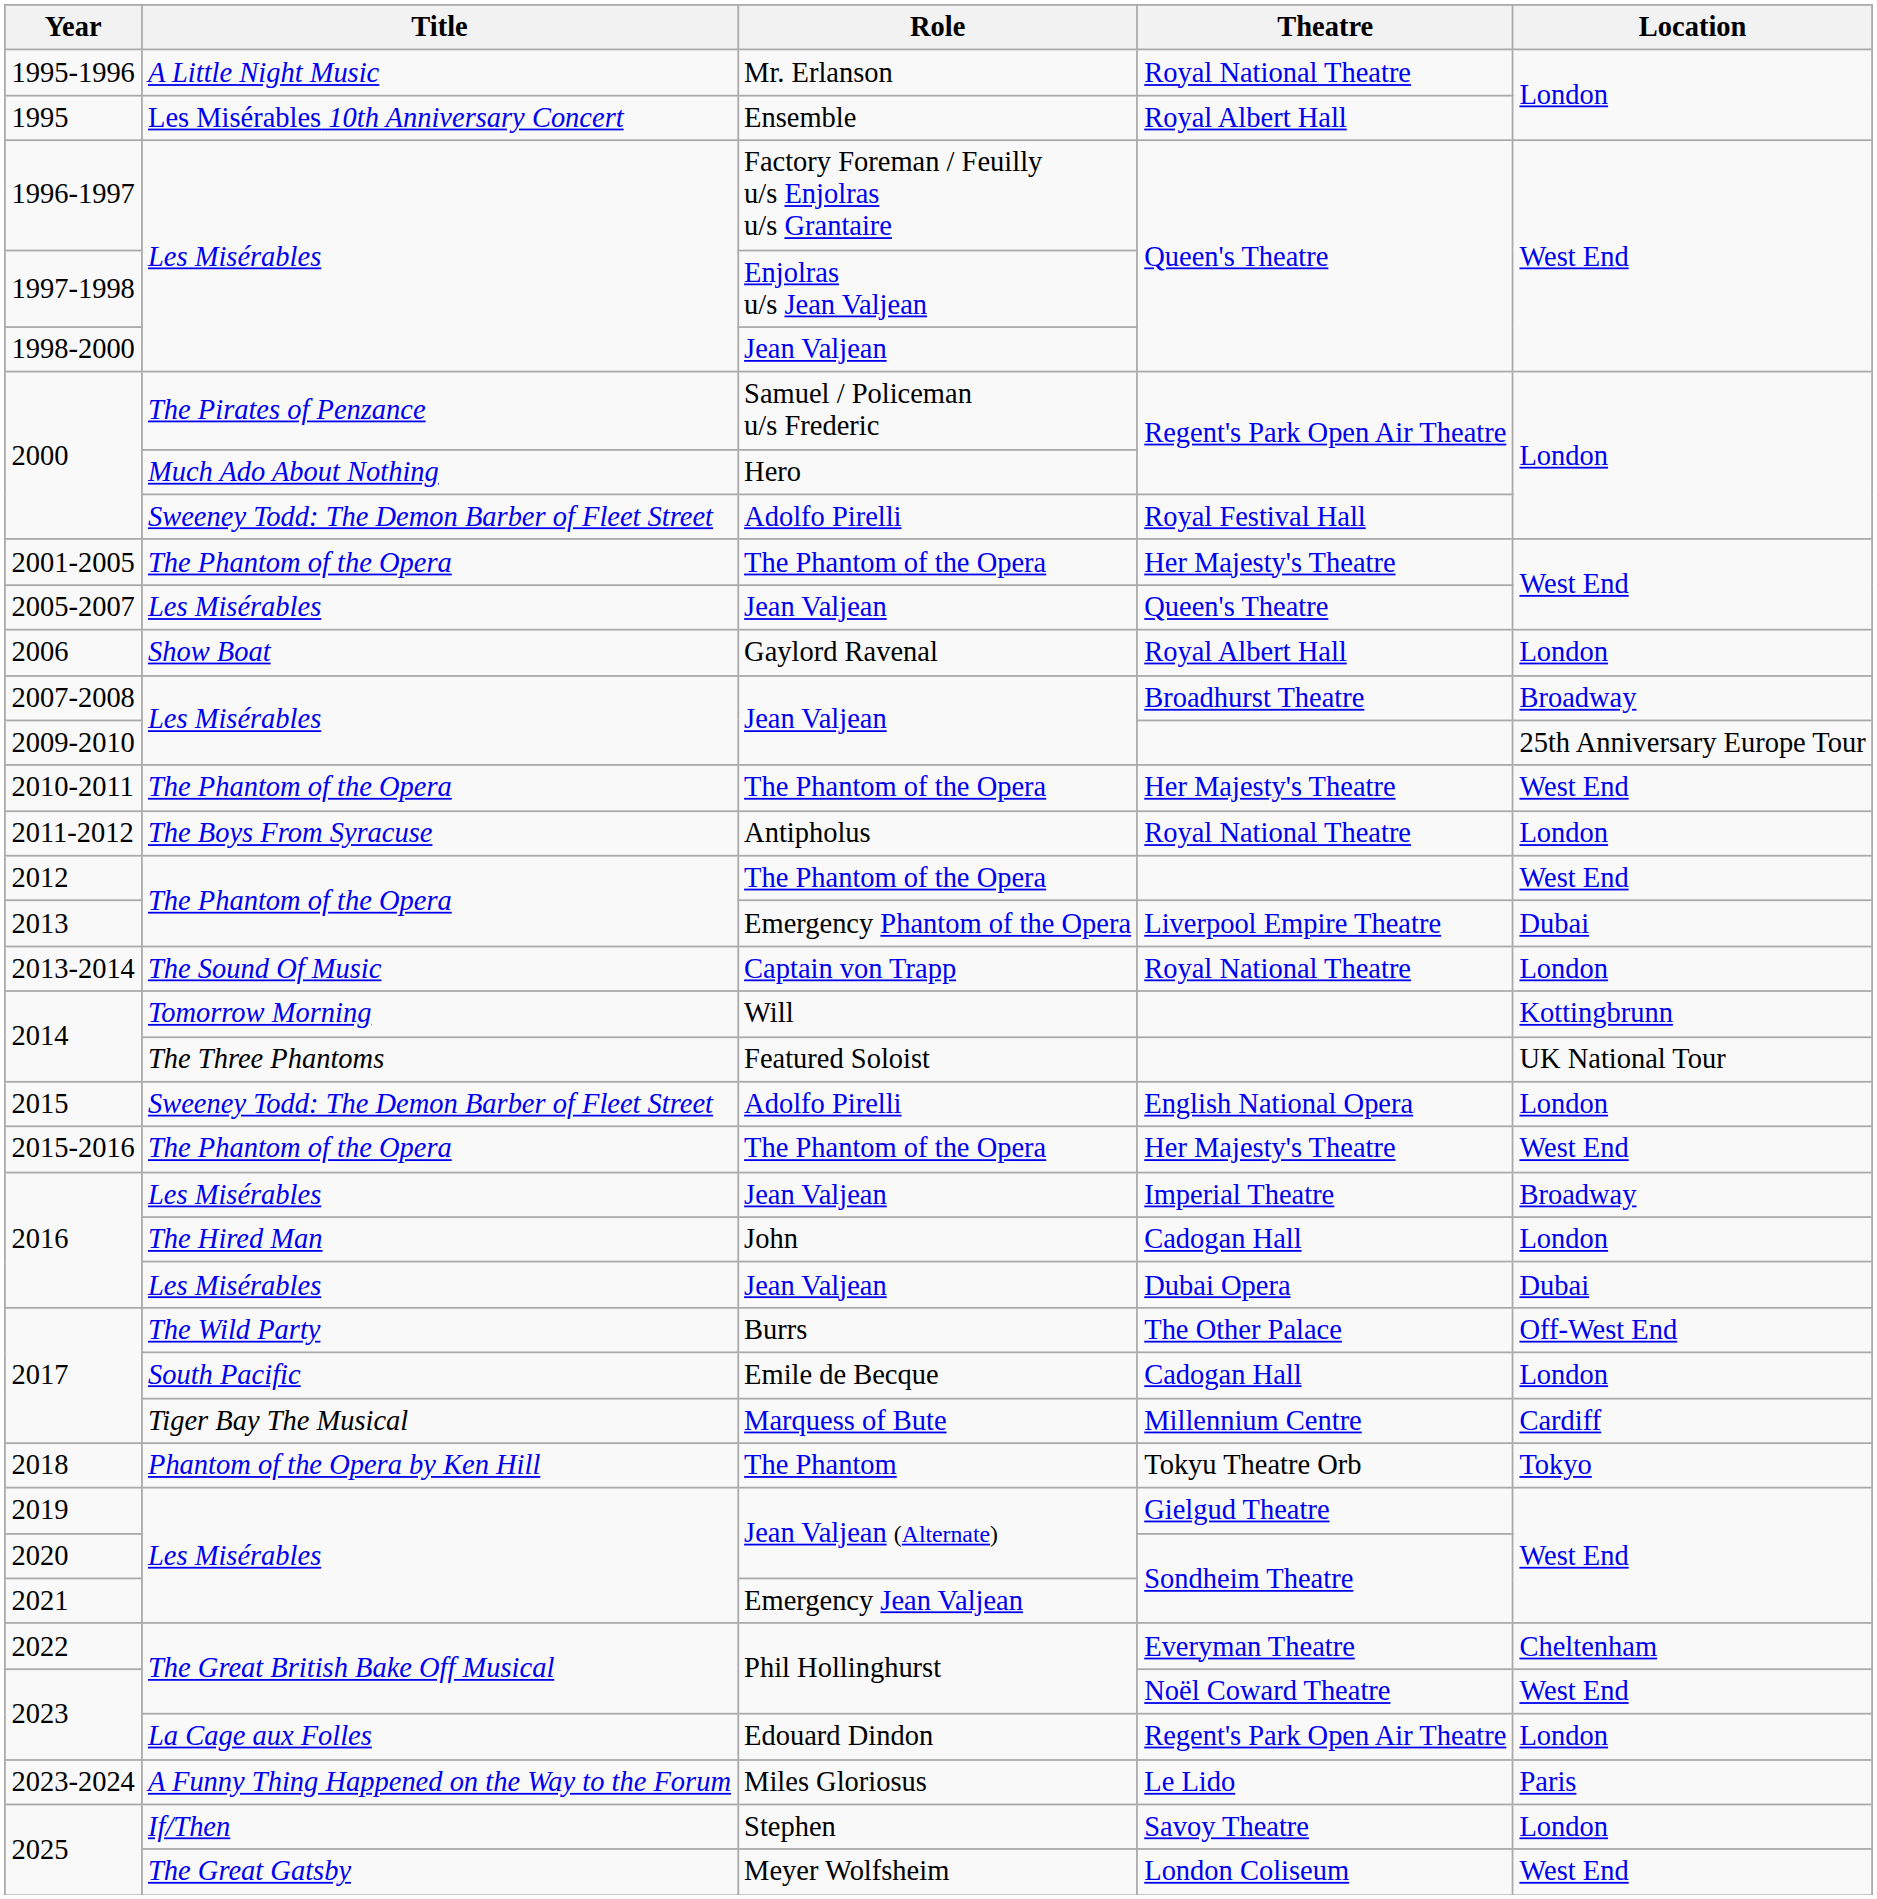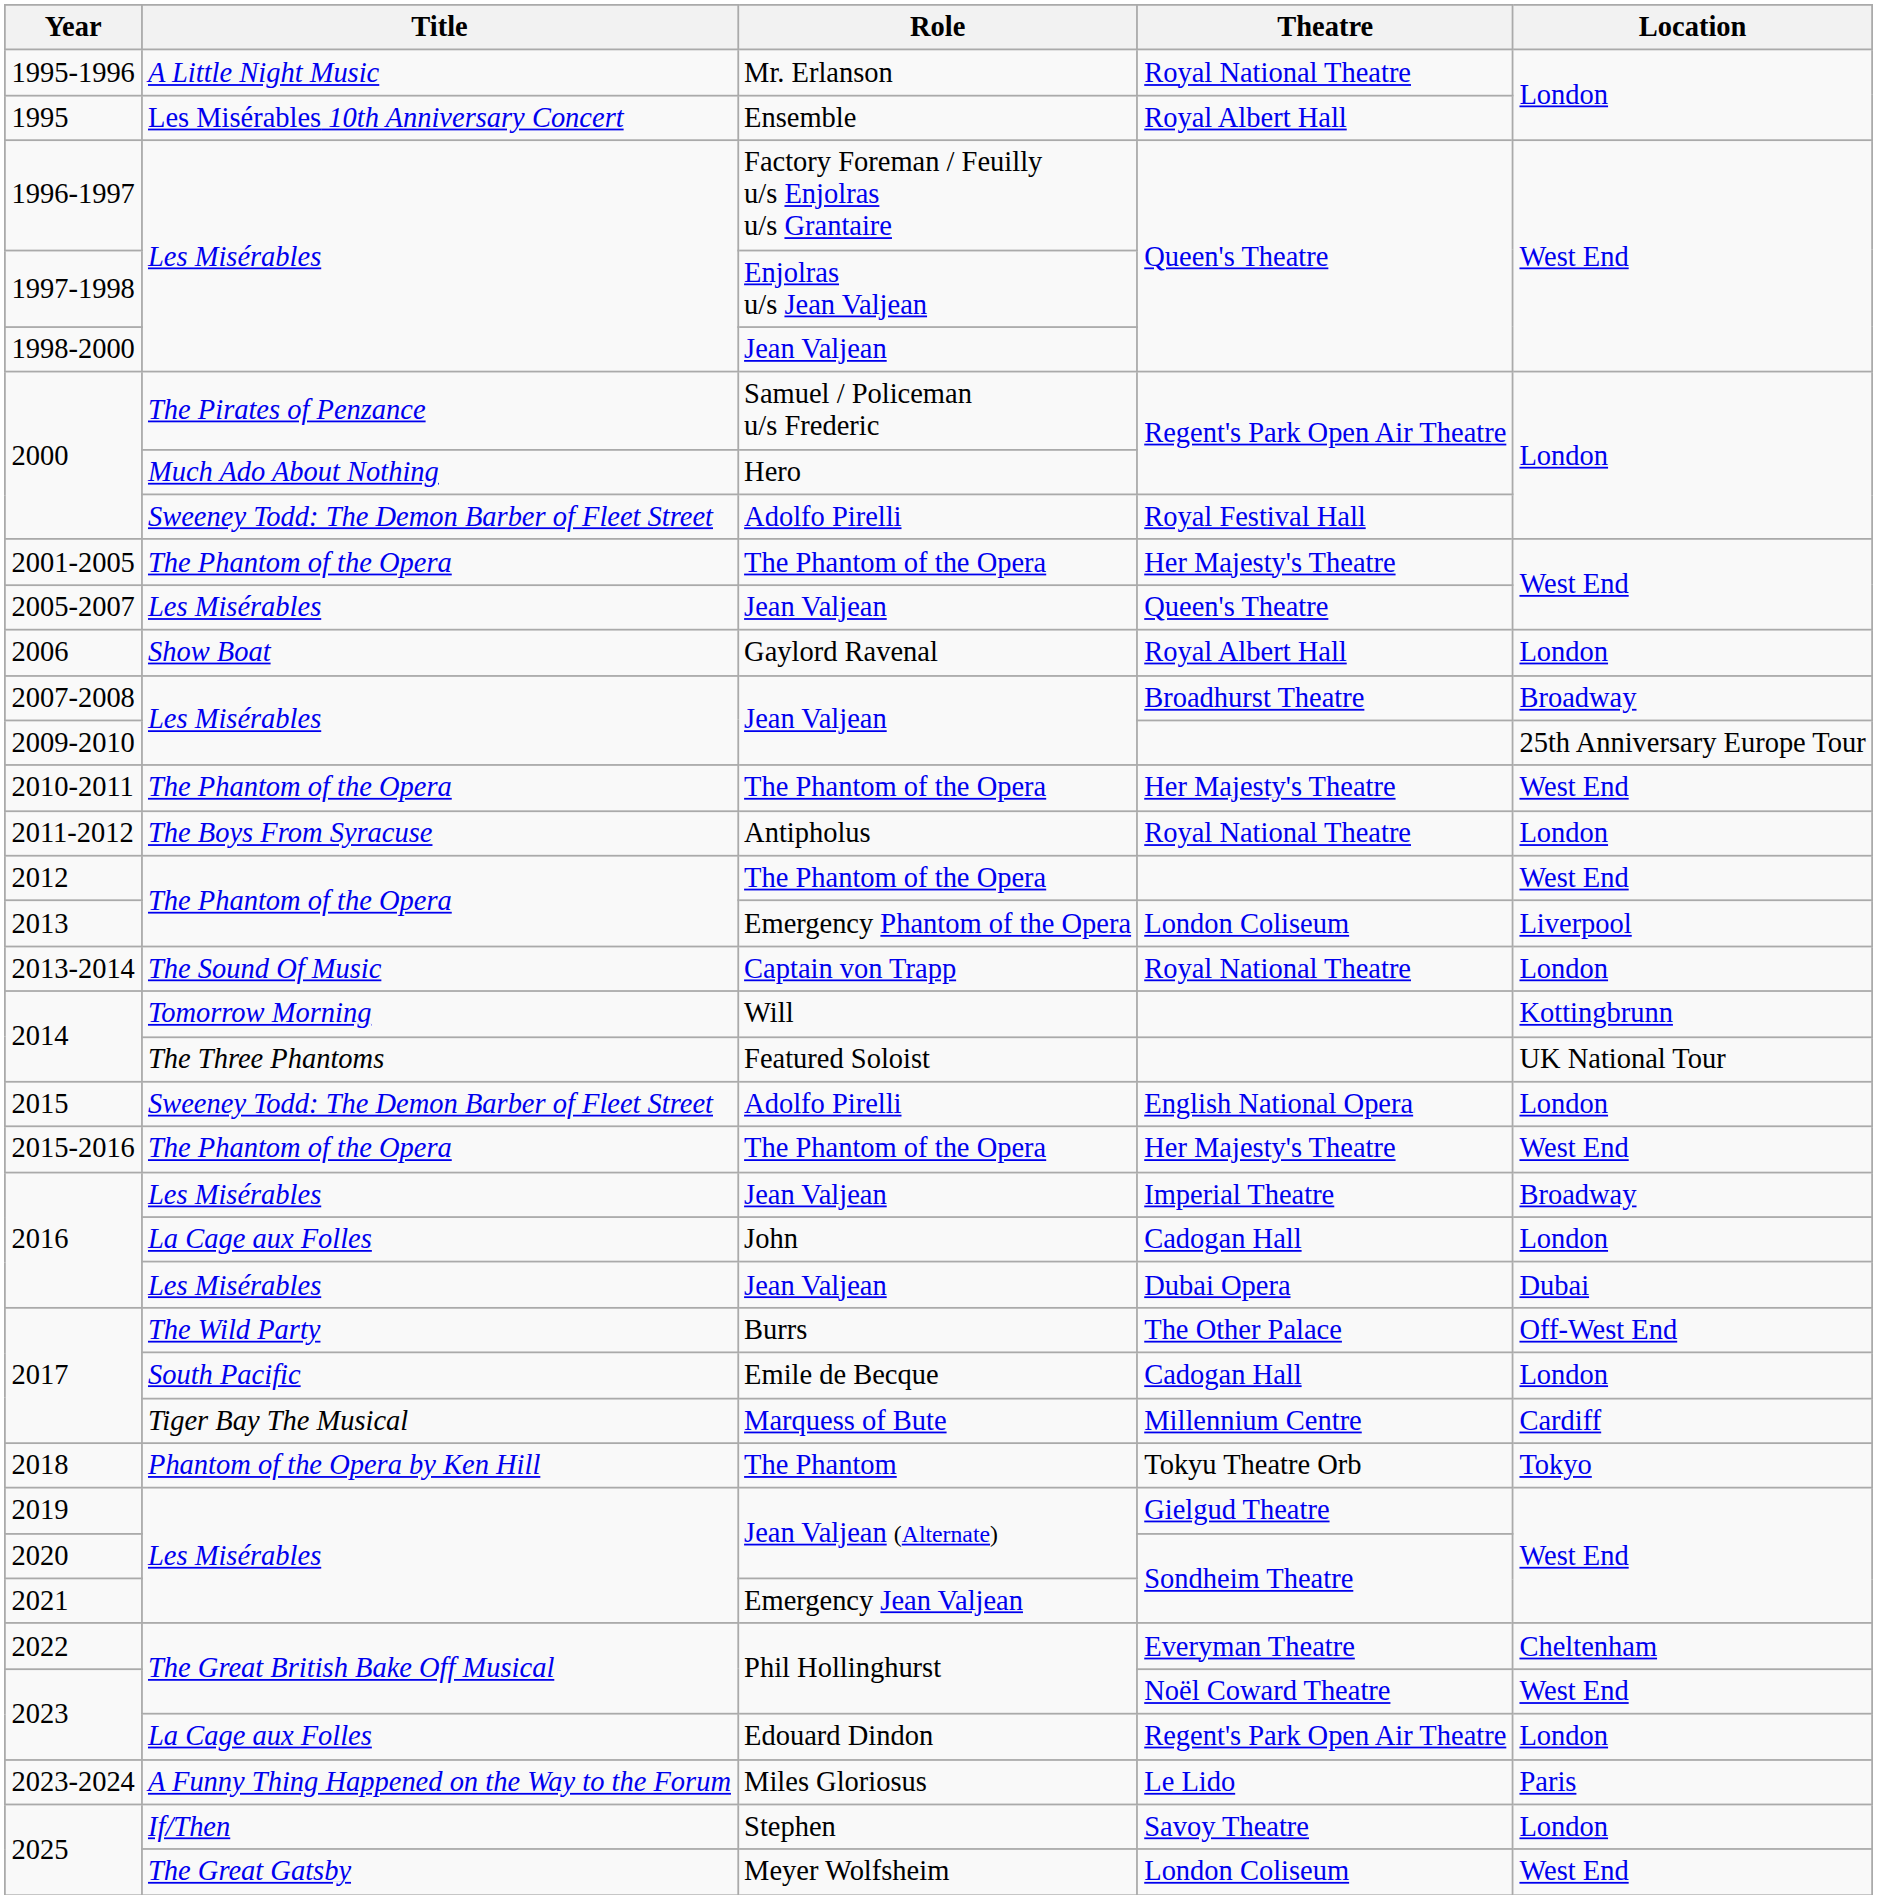(1293, 923) Liverpool Empire Theatre -> (1247, 923) London Coliseum
(1554, 923) Dubai -> (1576, 923) Liverpool
(235, 1239) The Hired Man -> (260, 1239) La Cage aux Folles
